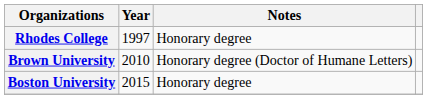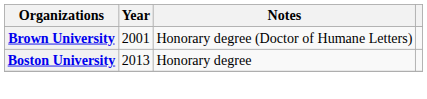- row: (61, 37)
(136, 60) 2010 -> (136, 37) 2001
(136, 82) 2015 -> (136, 60) 2013
